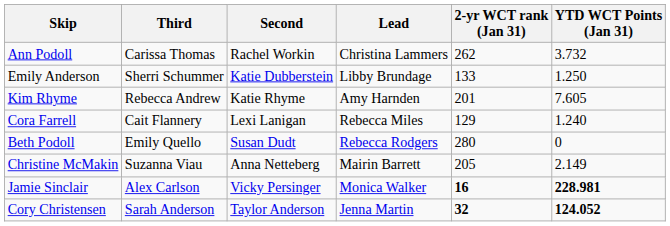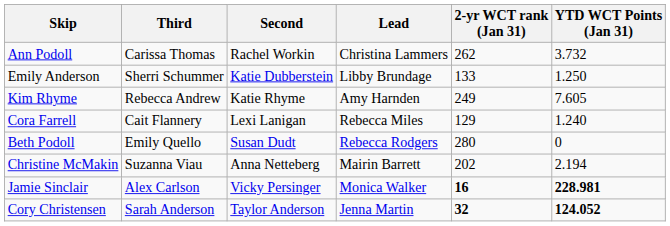(465, 98) 201 -> (465, 98) 249
(465, 165) 205 -> (465, 165) 202
(571, 165) 2.149 -> (571, 165) 2.194
